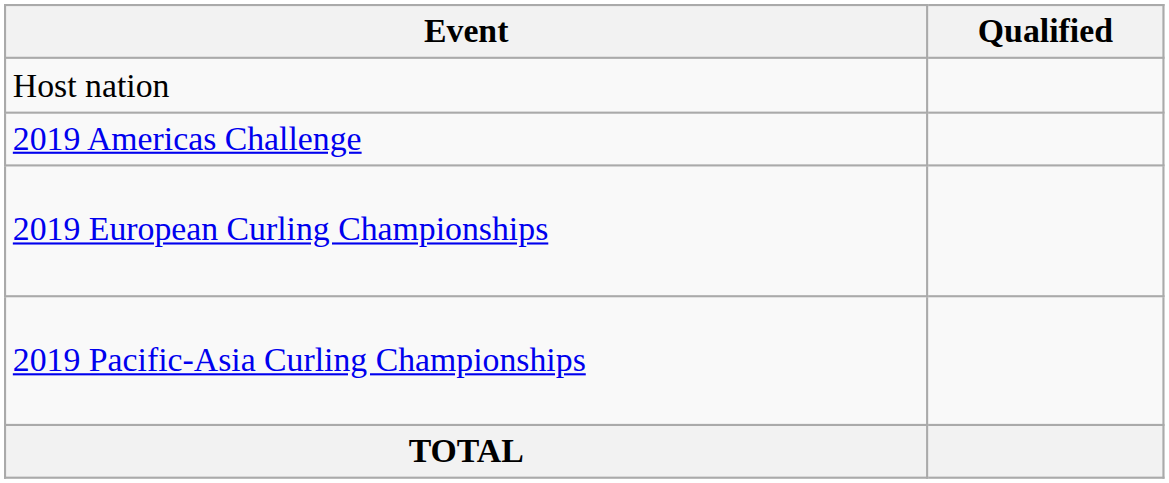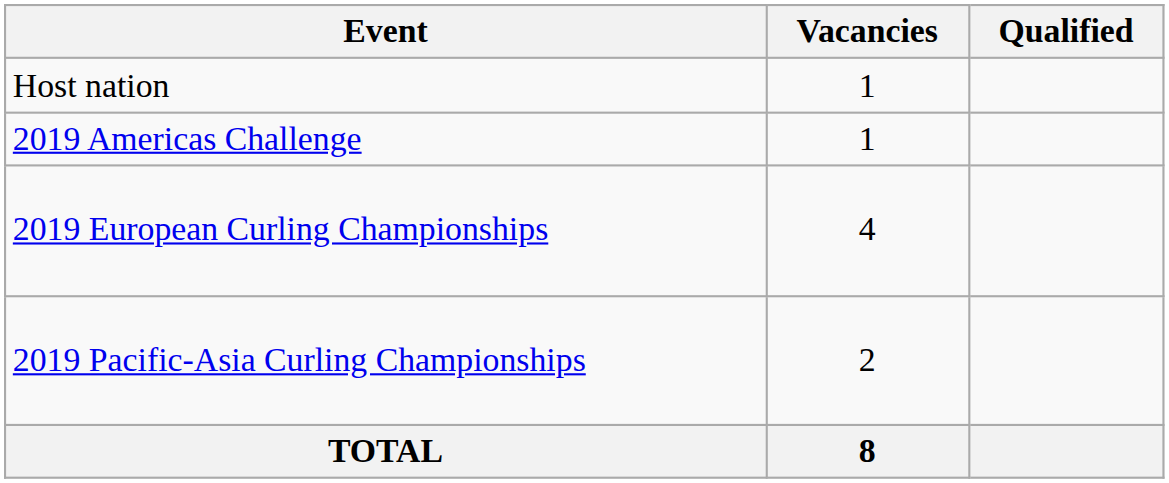+ column: (867, 31)
